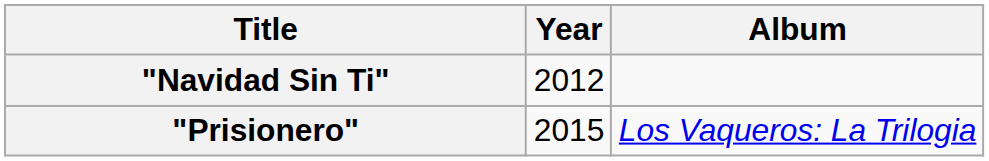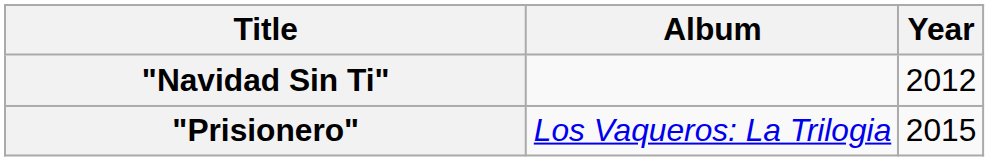columns swapped: (569, 29) <-> (798, 29)
